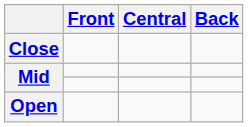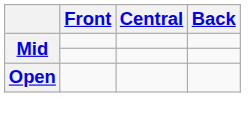- row: (34, 48)
